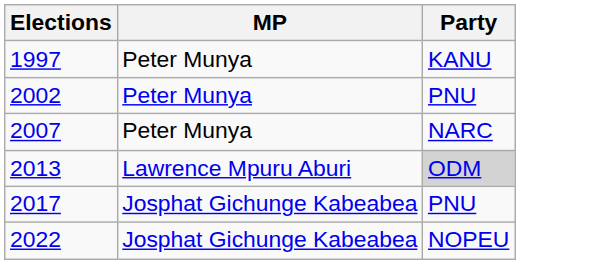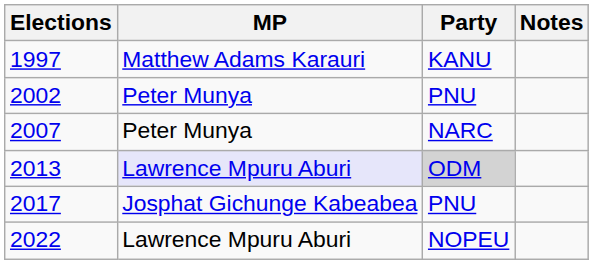+ column: (552, 22)
(187, 58) Peter Munya -> (244, 58) Matthew Adams Karauri
(237, 167) no background -> (237, 167) lavender background
(270, 240) Josphat Gichunge Kabeabea -> (237, 240) Lawrence Mpuru Aburi
